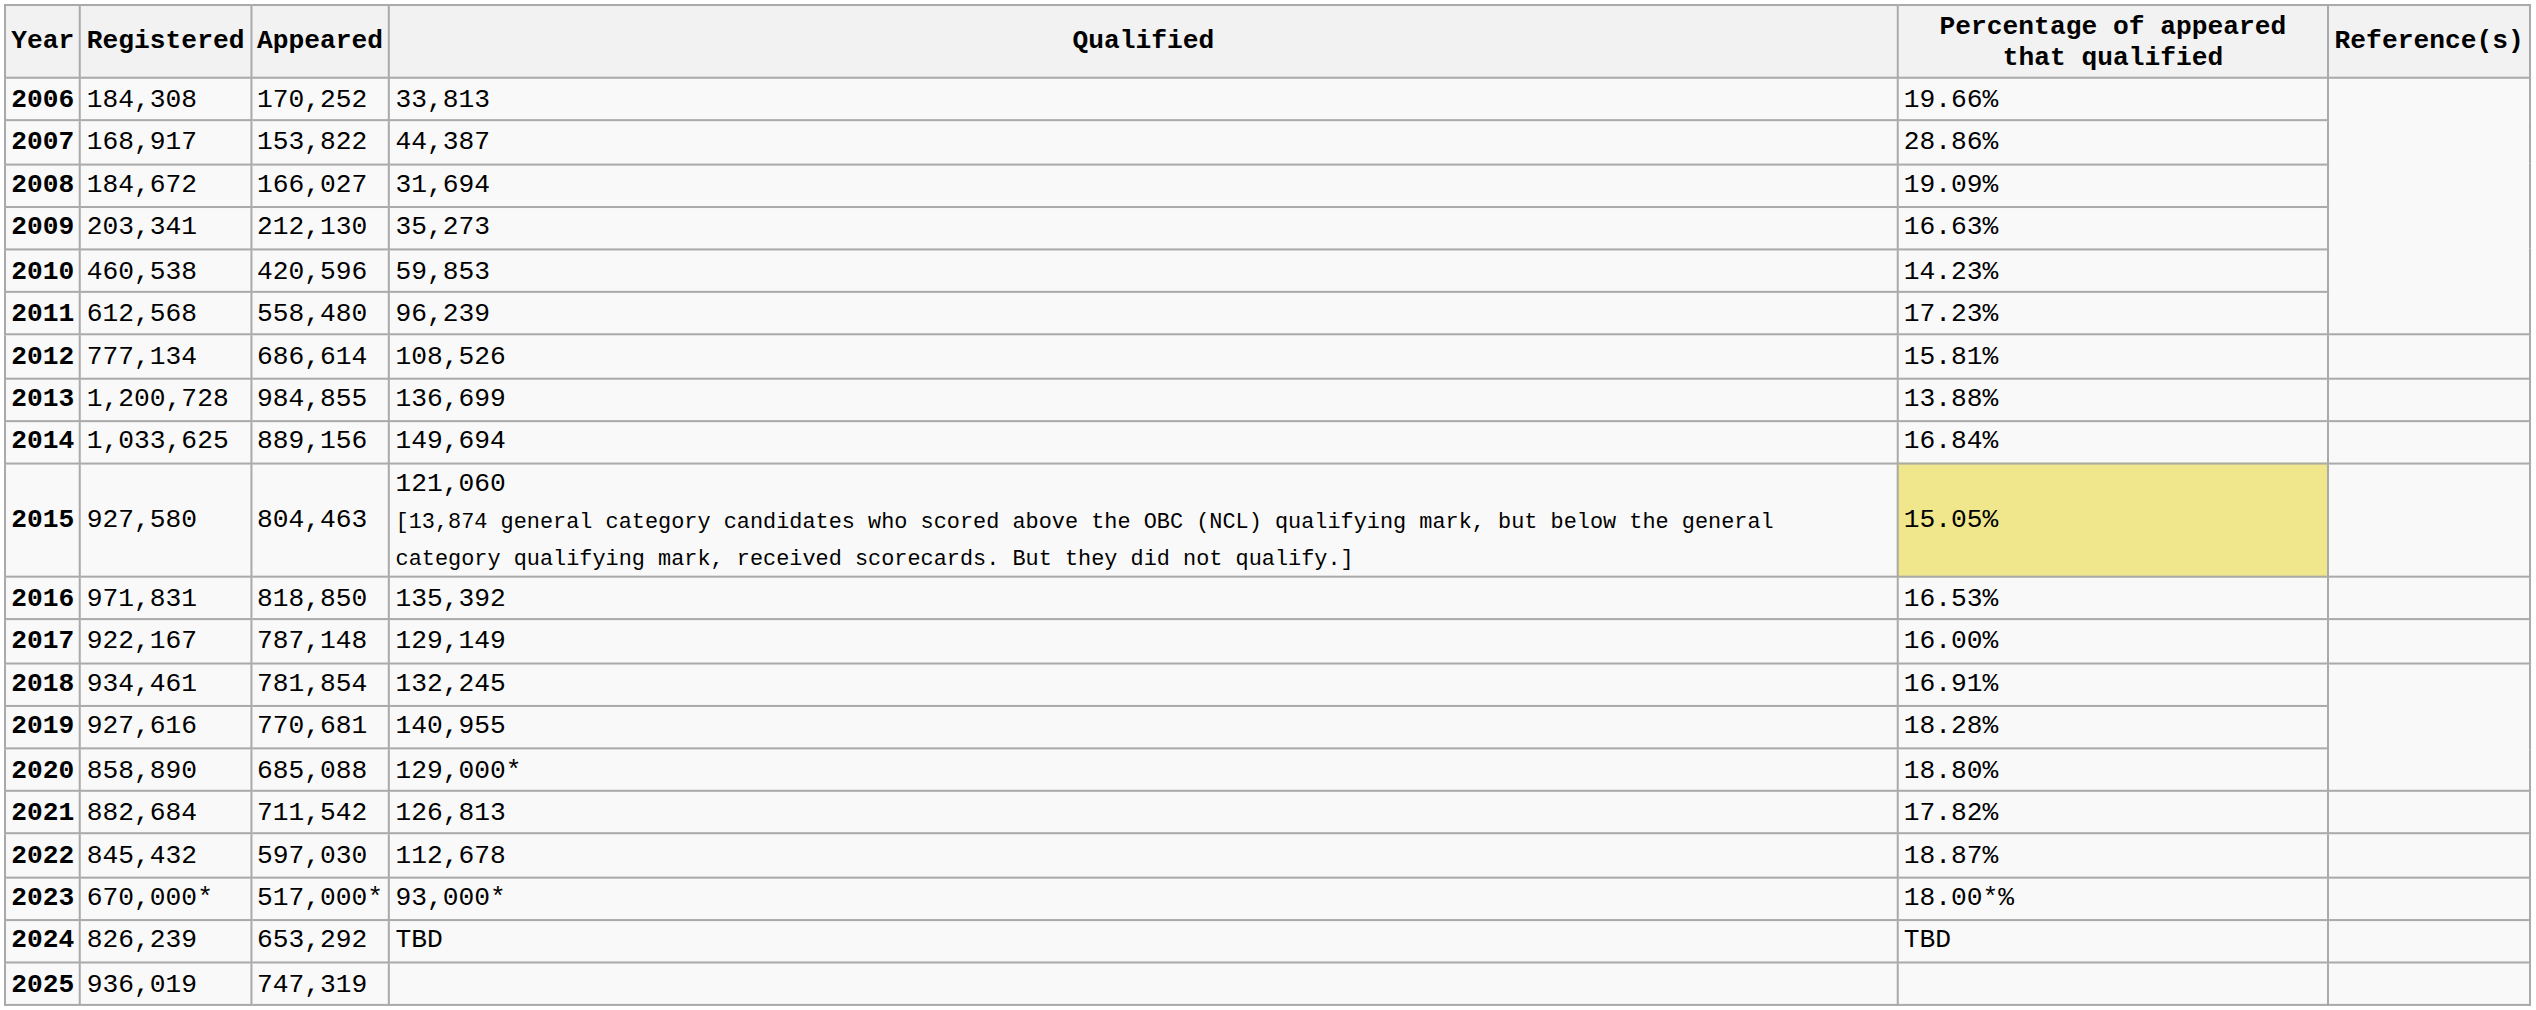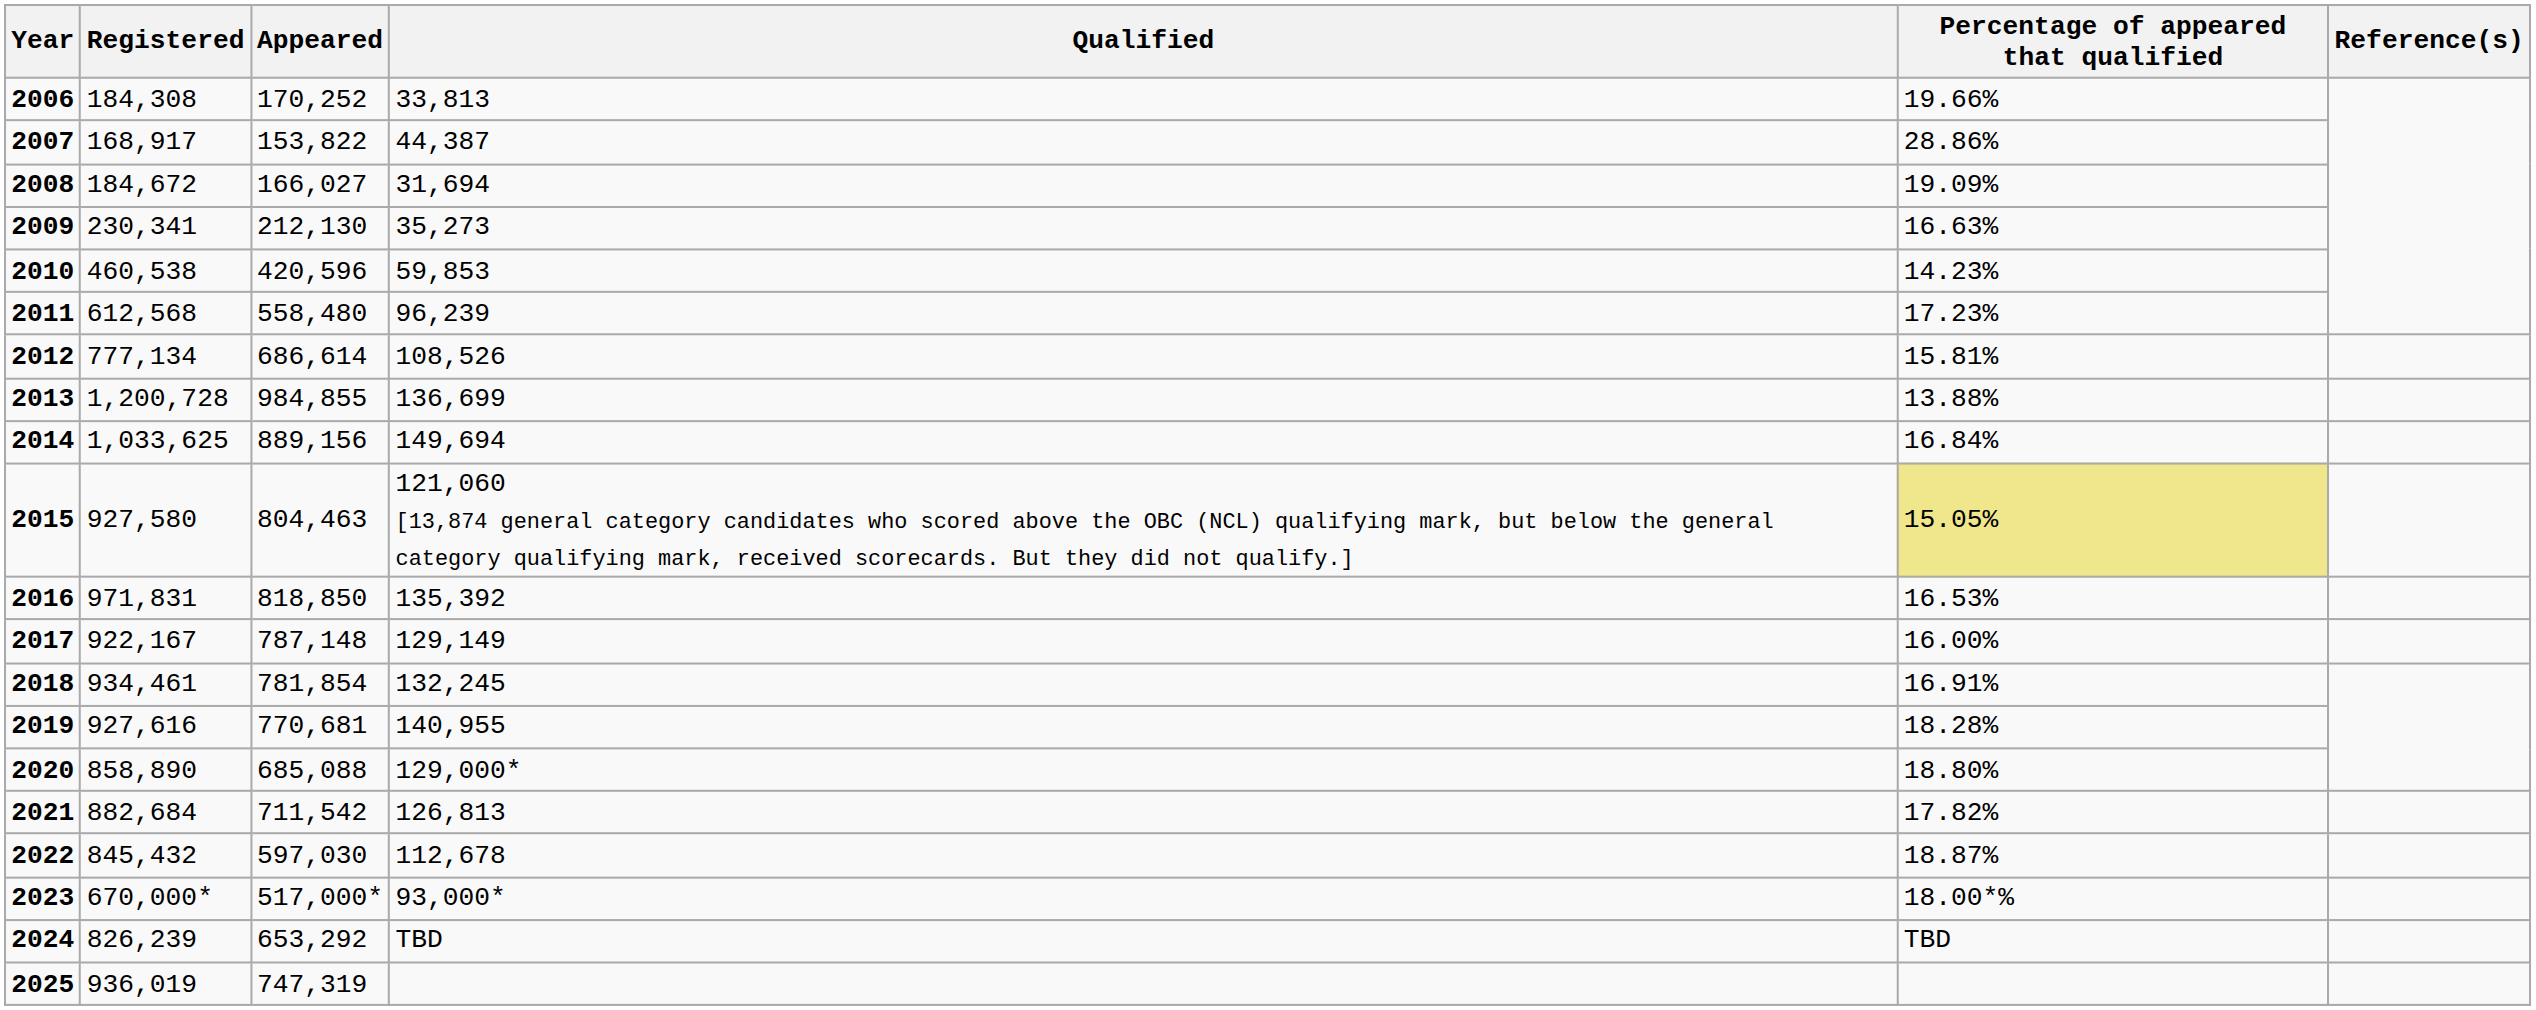(142, 228) 203,341 -> (142, 228) 230,341
